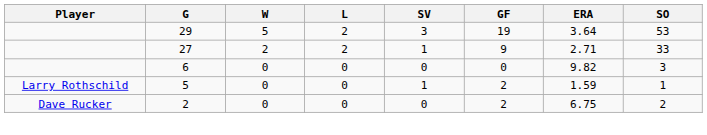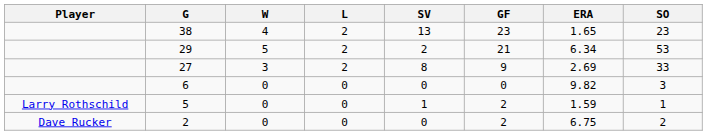+ row: (186, 31)
(424, 31) 3 -> (424, 49) 2
(504, 31) 19 -> (504, 49) 21
(583, 31) 3.64 -> (583, 49) 6.34
(265, 49) 2 -> (265, 67) 3
(424, 49) 1 -> (424, 67) 8
(583, 49) 2.71 -> (583, 67) 2.69
